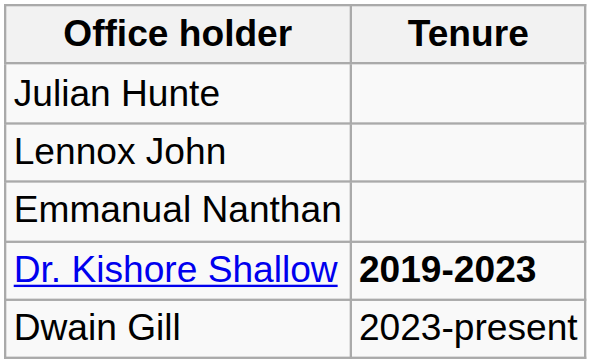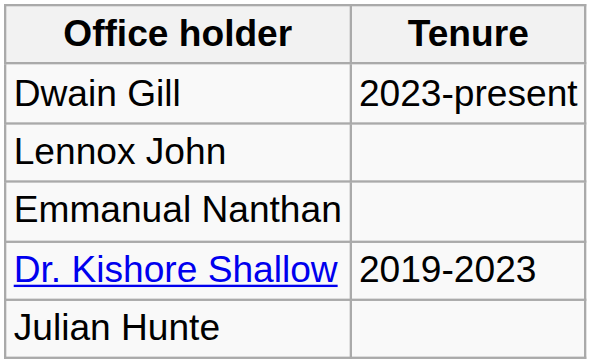rows swapped: (117, 92) <-> (97, 328)
(448, 269) bold -> (448, 269) normal
